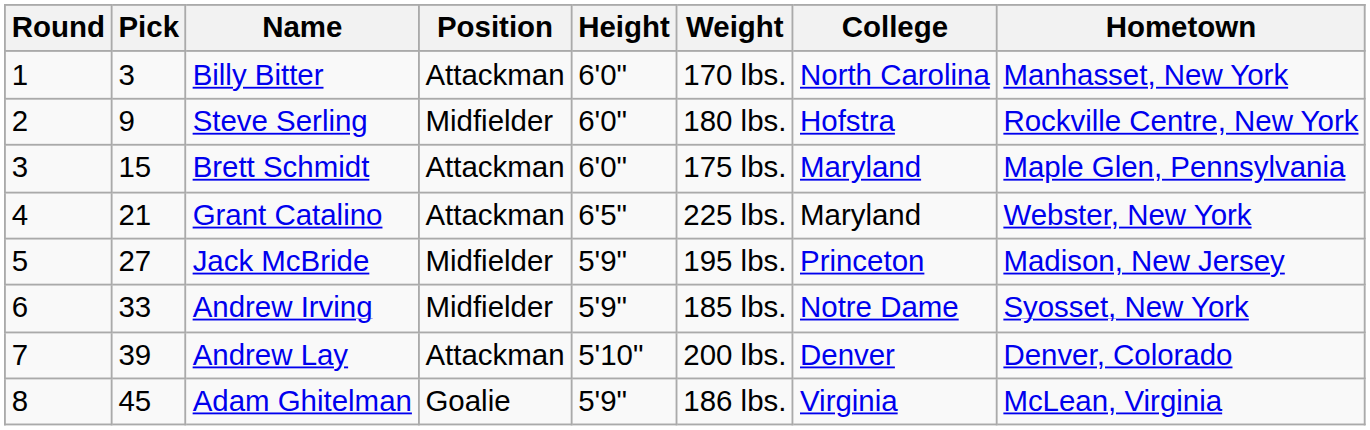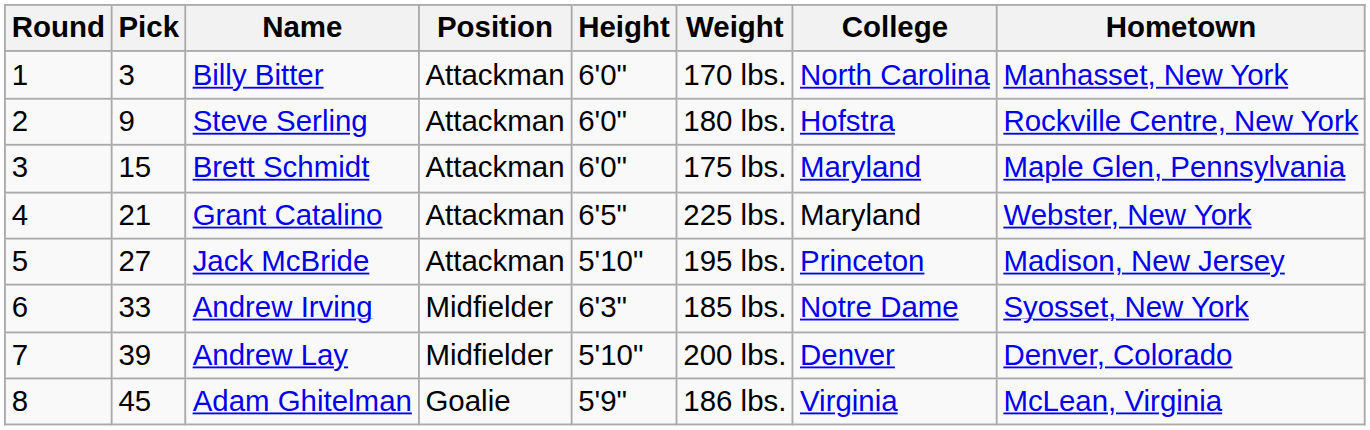(489, 121) Midfielder -> (495, 121) Attackman
(489, 261) Midfielder -> (495, 261) Attackman
(603, 261) 5'9" -> (611, 261) 5'10"
(603, 307) 5'9" -> (603, 307) 6'3"
(495, 354) Attackman -> (489, 354) Midfielder
